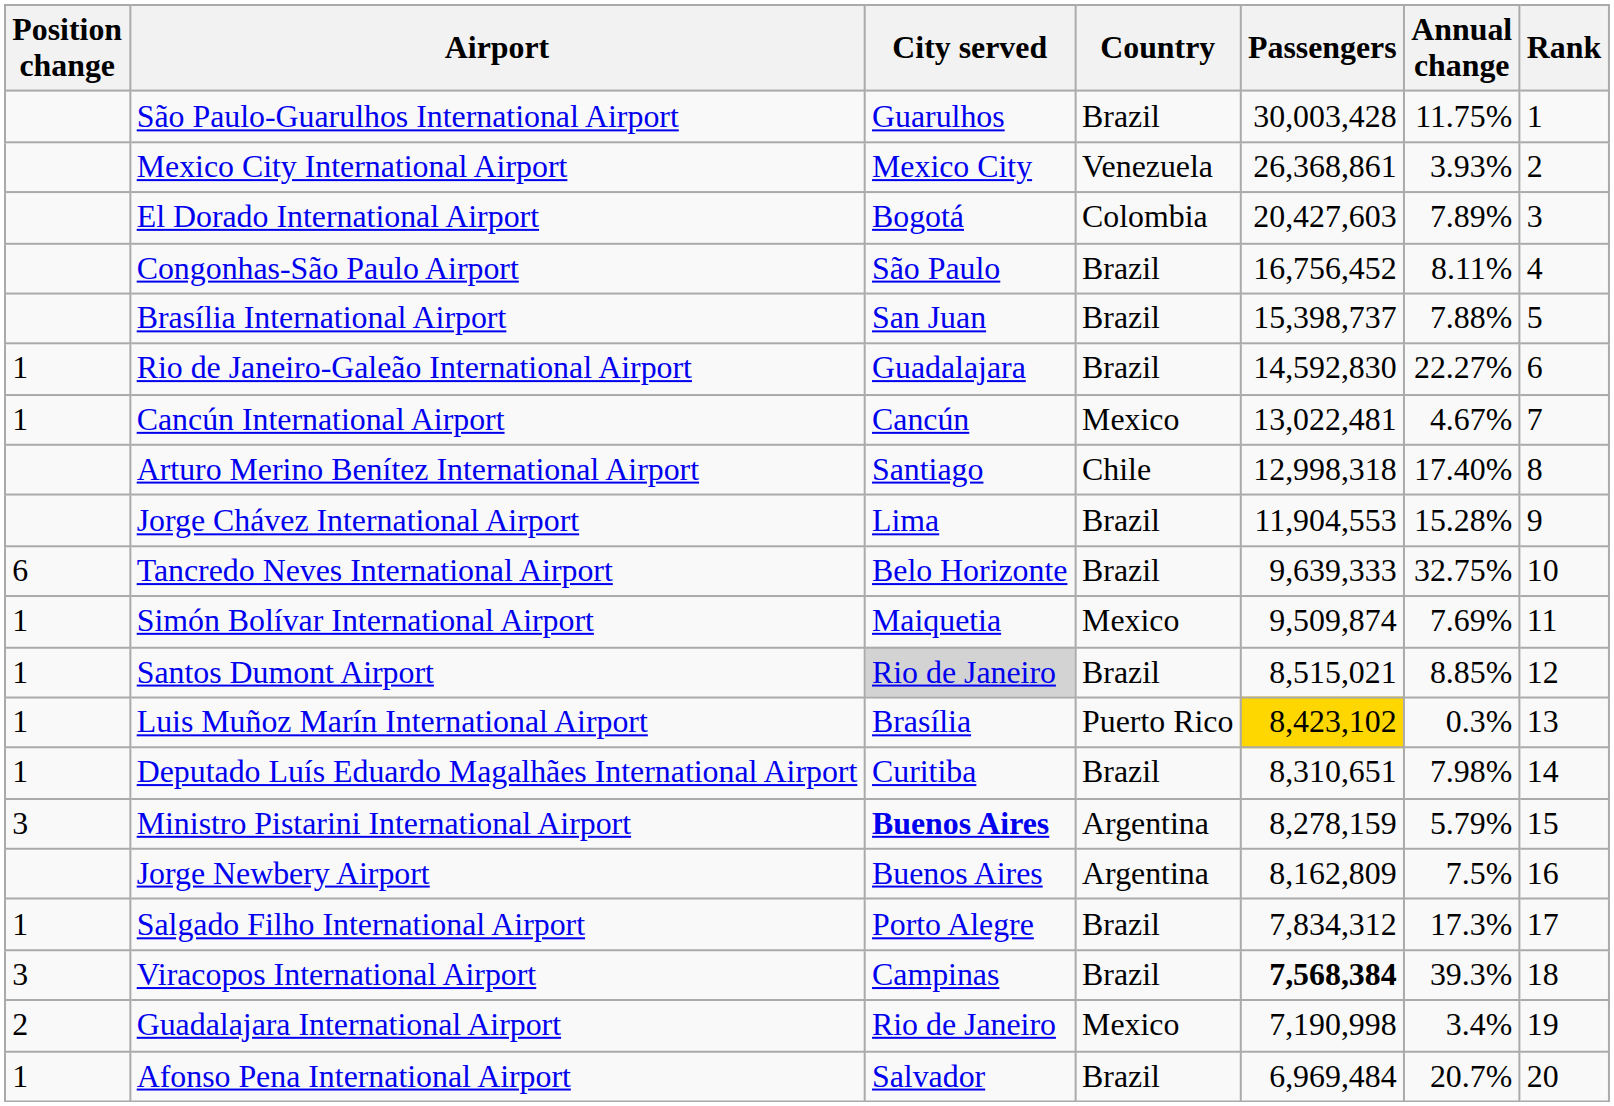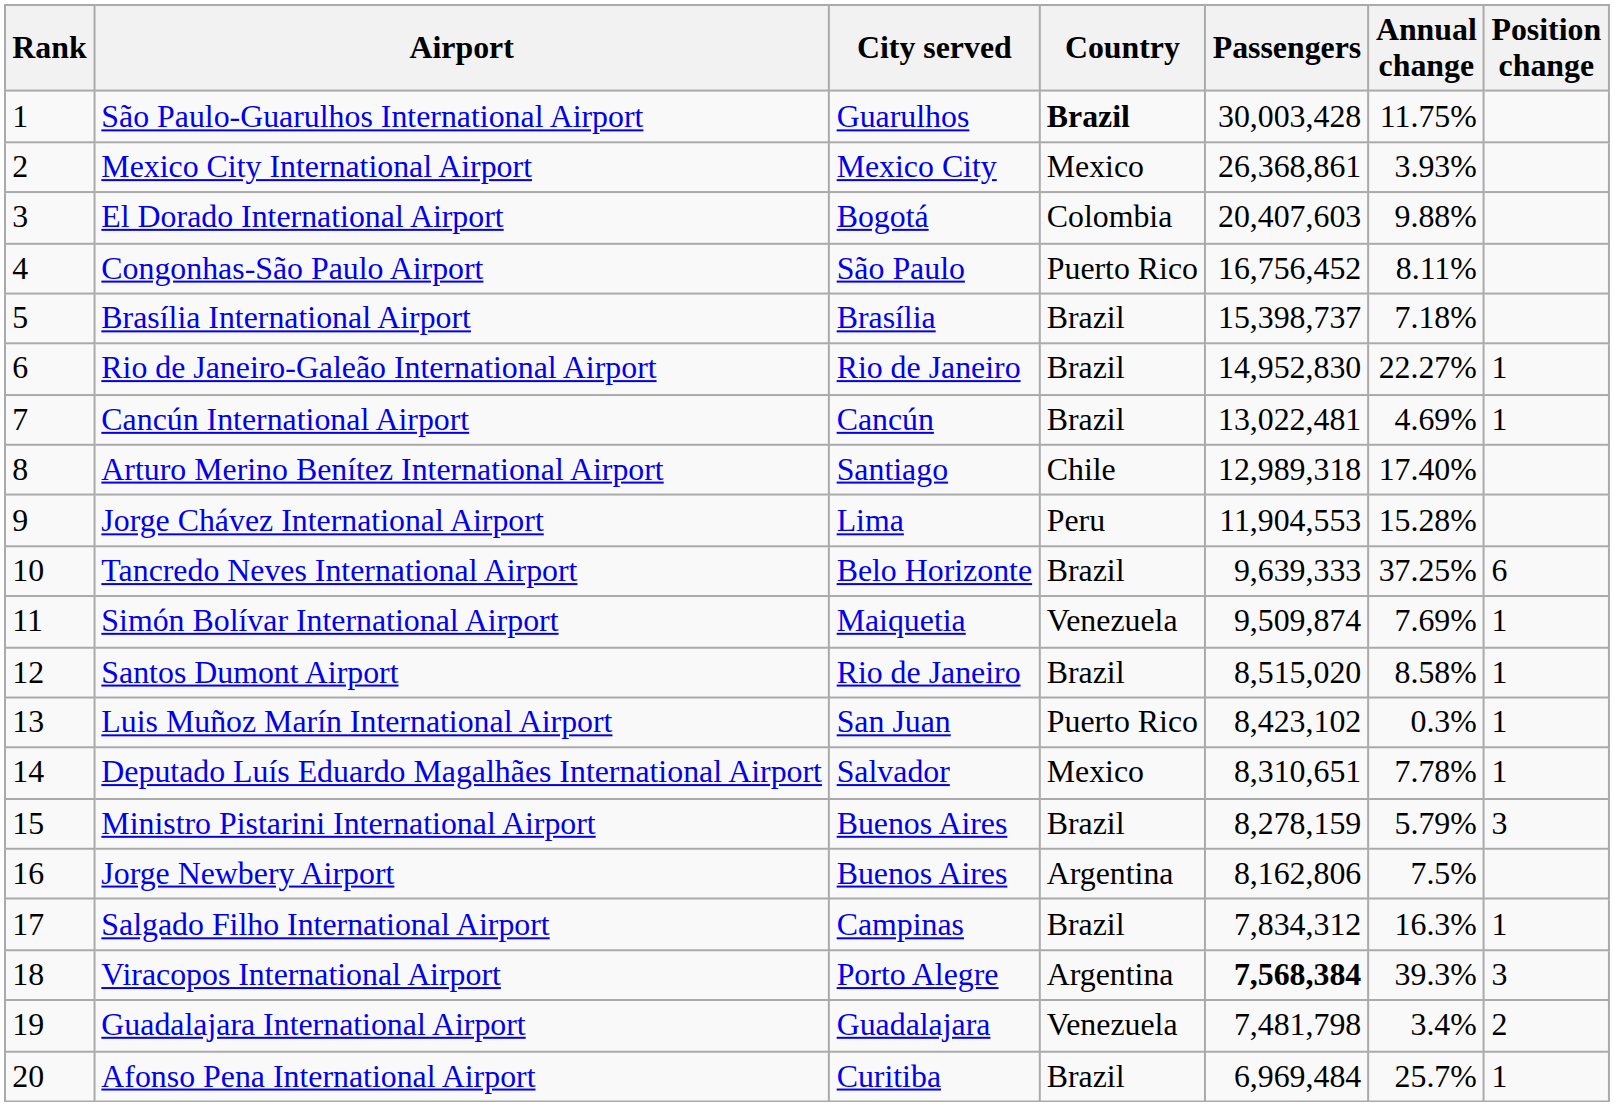columns swapped: (1564, 47) <-> (67, 47)
(1121, 116) normal -> (1088, 116) bold
(1148, 166) Venezuela -> (1095, 166) Mexico
(1325, 217) 20,427,603 -> (1290, 217) 20,407,603
(1471, 217) 7.89% -> (1436, 217) 9.88%
(1121, 267) Brazil -> (1122, 267) Puerto Rico
(929, 318) San Juan -> (886, 318) Brasília
(1471, 318) 7.88% -> (1436, 318) 7.18%
(949, 368) Guadalajara -> (929, 368) Rio de Janeiro
(1325, 368) 14,592,830 -> (1290, 368) 14,952,830
(1131, 419) Mexico -> (1086, 419) Brazil
(1471, 419) 4.67% -> (1436, 419) 4.69%
(1325, 469) 12,998,318 -> (1290, 469) 12,989,318
(1121, 520) Brazil -> (1076, 520) Peru
(1463, 570) 32.75% -> (1428, 570) 37.25%
(1131, 621) Mexico -> (1112, 621) Venezuela
(964, 671) lightgrey background -> (929, 671) no background
(1333, 671) 8,515,021 -> (1298, 671) 8,515,020
(1471, 671) 8.85% -> (1436, 671) 8.58%
(922, 722) Brasília -> (894, 722) San Juan
(1333, 722) gold background -> (1298, 722) no background
(924, 772) Curitiba -> (893, 772) Salvador
(1121, 772) Brazil -> (1095, 772) Mexico
(1471, 772) 7.98% -> (1436, 772) 7.78%
(961, 823) bold -> (922, 823) normal
(1145, 823) Argentina -> (1086, 823) Brazil
(1333, 873) 8,162,809 -> (1298, 873) 8,162,806
(953, 924) Porto Alegre -> (900, 924) Campinas
(1471, 924) 17.3% -> (1436, 924) 16.3%
(936, 974) Campinas -> (918, 974) Porto Alegre
(1121, 974) Brazil -> (1110, 974) Argentina
(964, 1024) Rio de Janeiro -> (914, 1024) Guadalajara
(1131, 1024) Mexico -> (1112, 1024) Venezuela
(1333, 1024) 7,190,998 -> (1298, 1024) 7,481,798
(929, 1075) Salvador -> (889, 1075) Curitiba
(1471, 1075) 20.7% -> (1436, 1075) 25.7%
